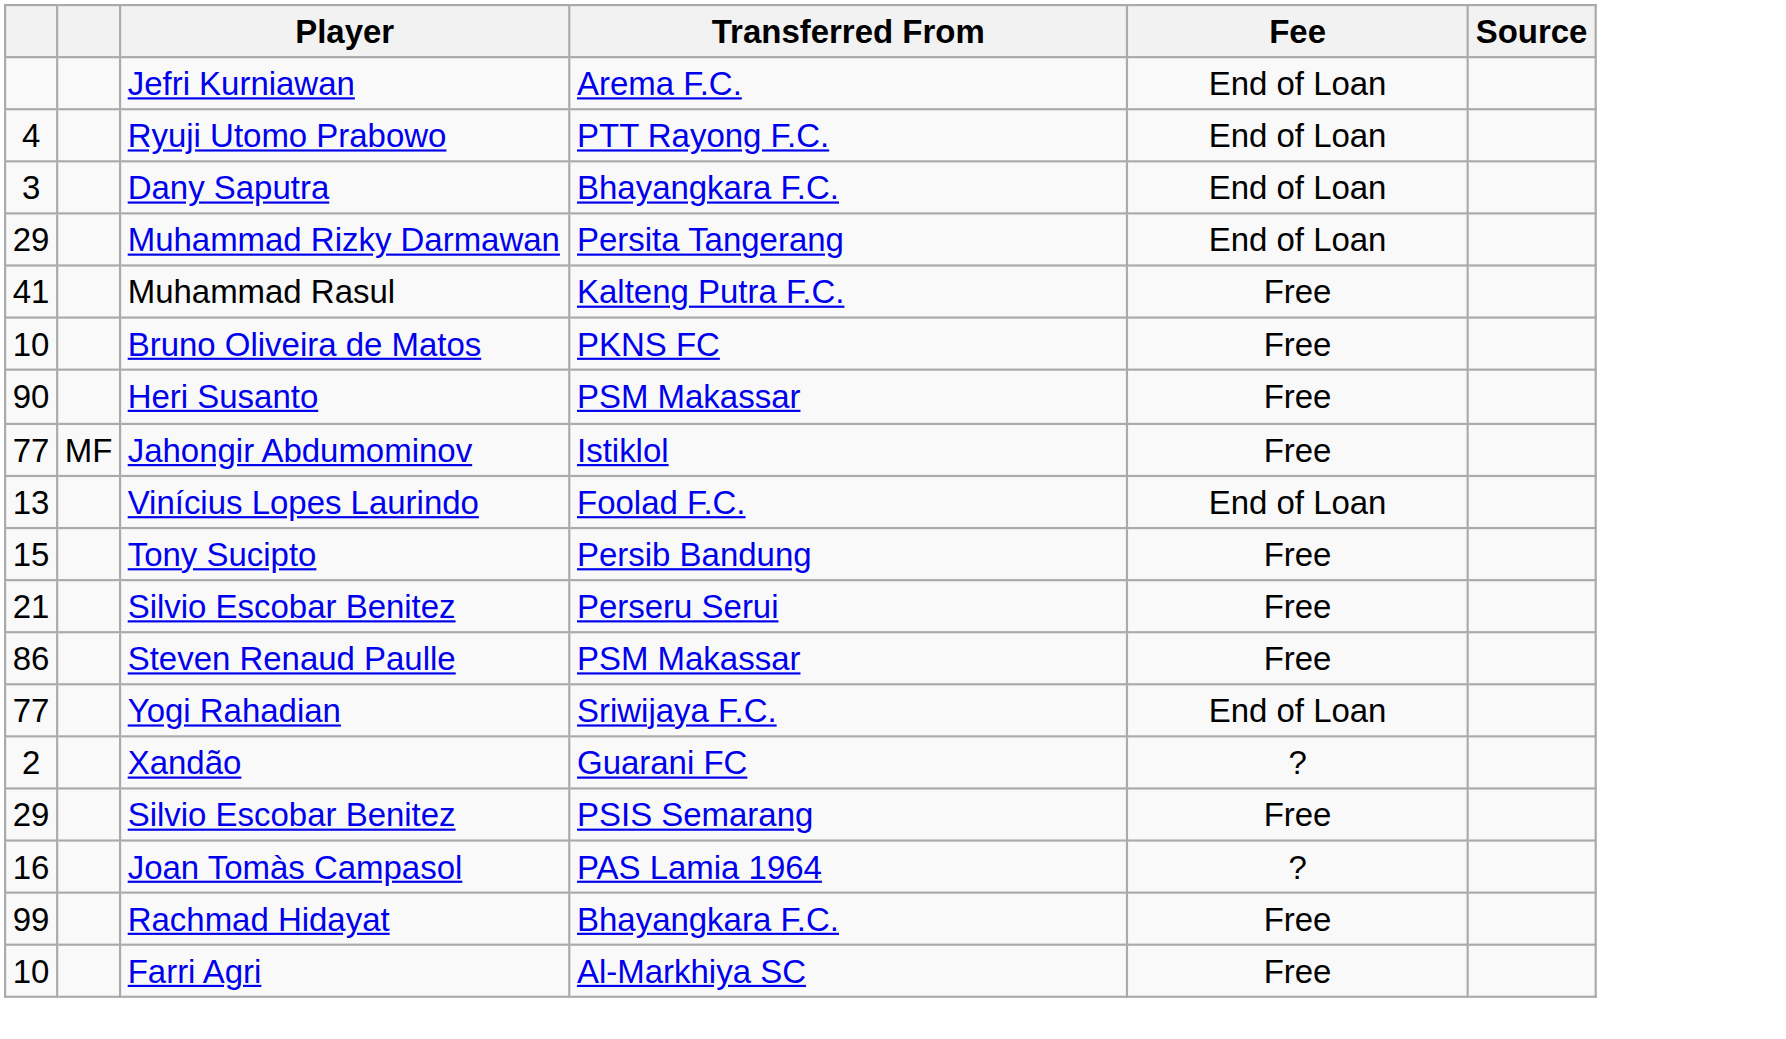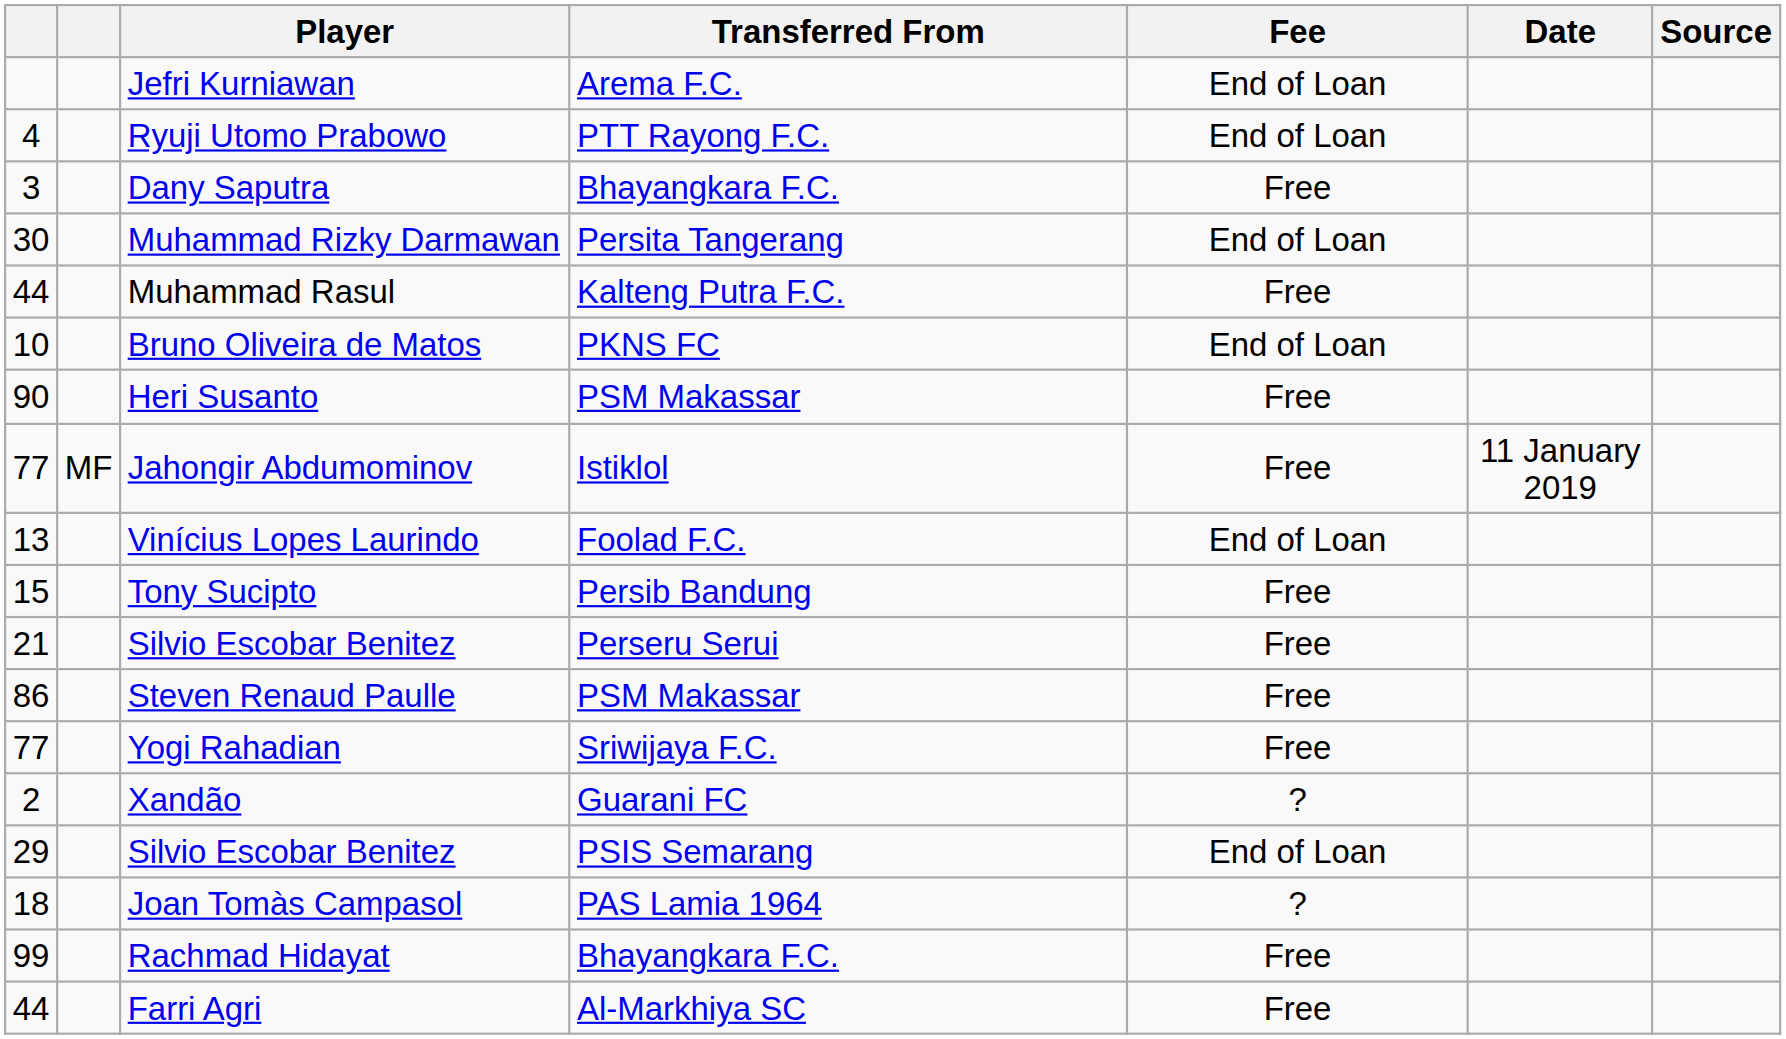+ column: (1560, 31)
(1298, 188) End of Loan -> (1298, 188) Free
(31, 240) 29 -> (31, 240) 30
(31, 292) 41 -> (31, 292) 44
(1298, 345) Free -> (1298, 345) End of Loan
(1298, 710) End of Loan -> (1298, 747) Free
(1298, 815) Free -> (1298, 852) End of Loan
(31, 867) 16 -> (31, 904) 18
(31, 971) 10 -> (31, 1008) 44
